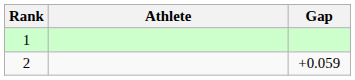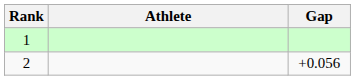(319, 63) +0.059 -> (319, 63) +0.056
